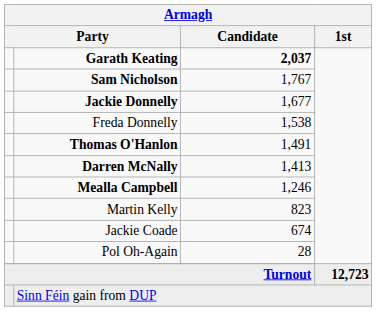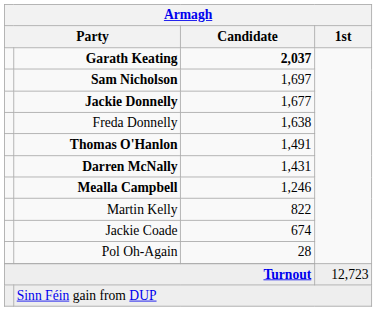(296, 79) 1,767 -> (296, 79) 1,697
(296, 123) 1,538 -> (296, 123) 1,638
(296, 166) 1,413 -> (296, 166) 1,431
(301, 209) 823 -> (301, 209) 822
(350, 274) bold -> (350, 274) normal
